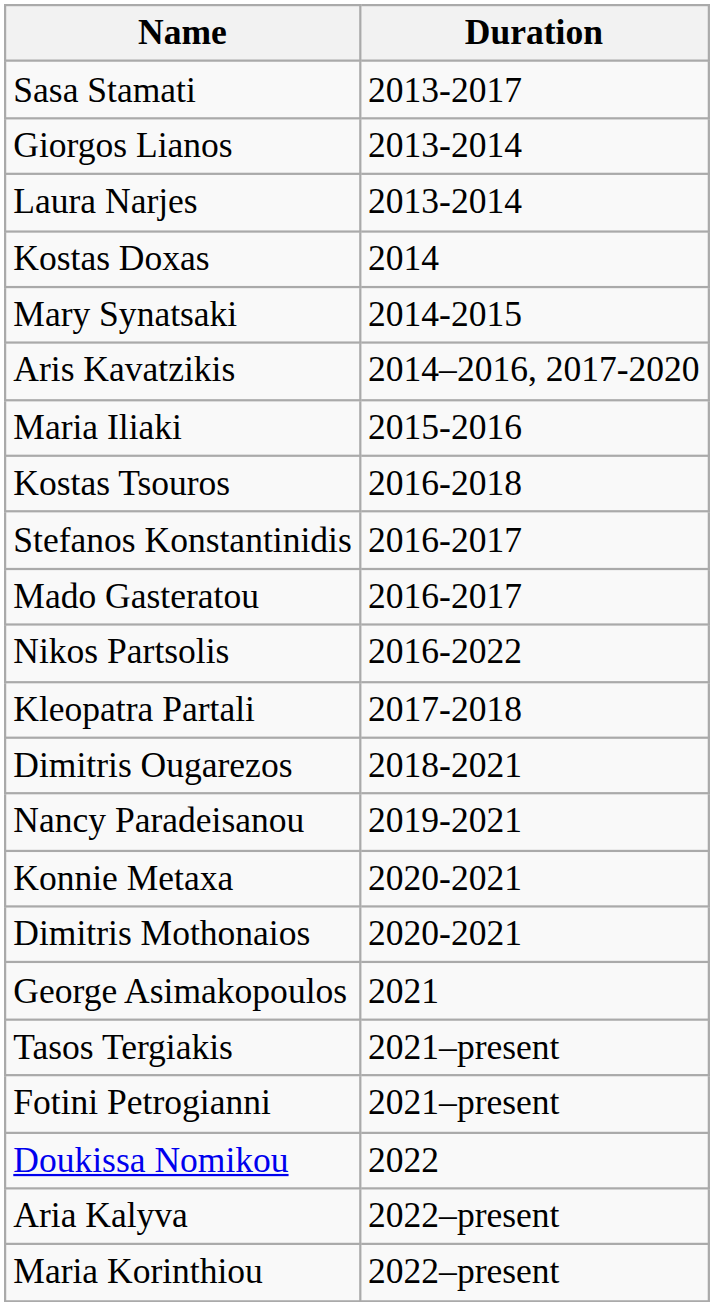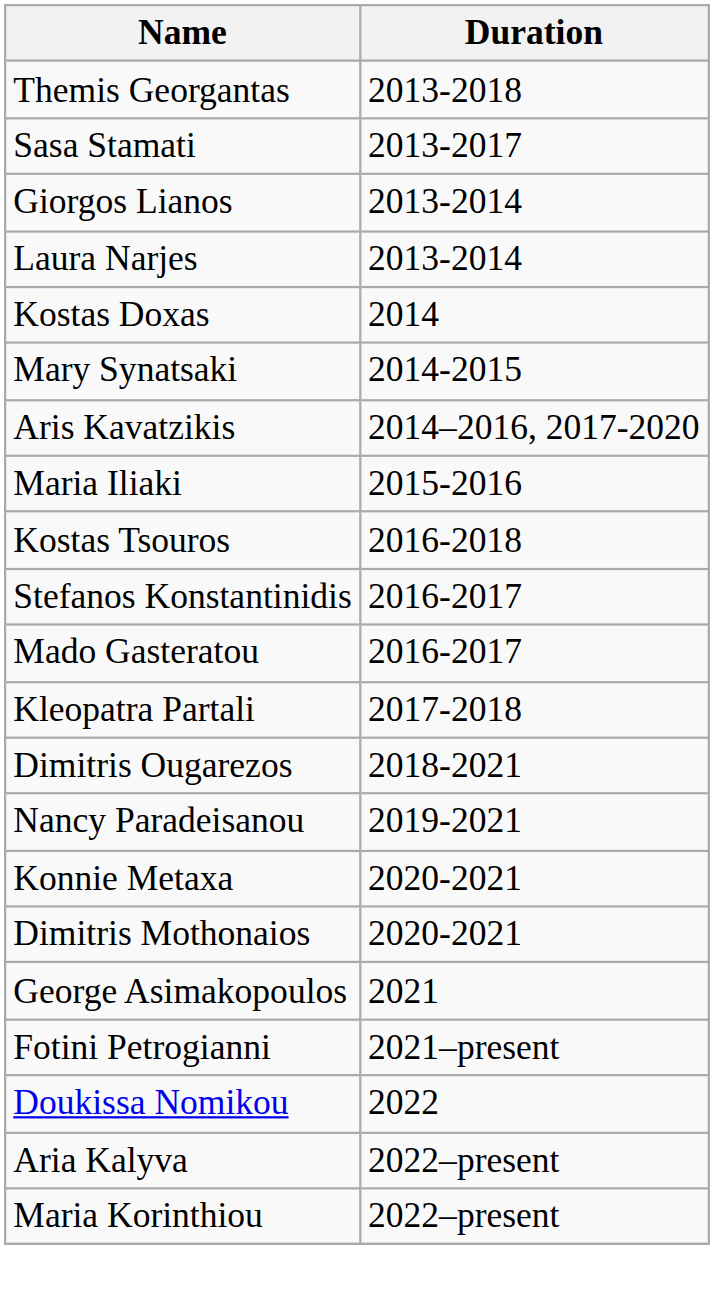+ row: (152, 88)
- row: (121, 652)
- row: (123, 1046)
